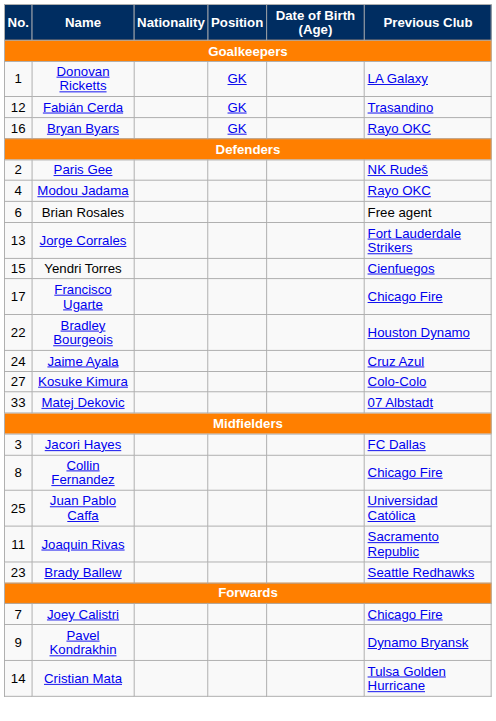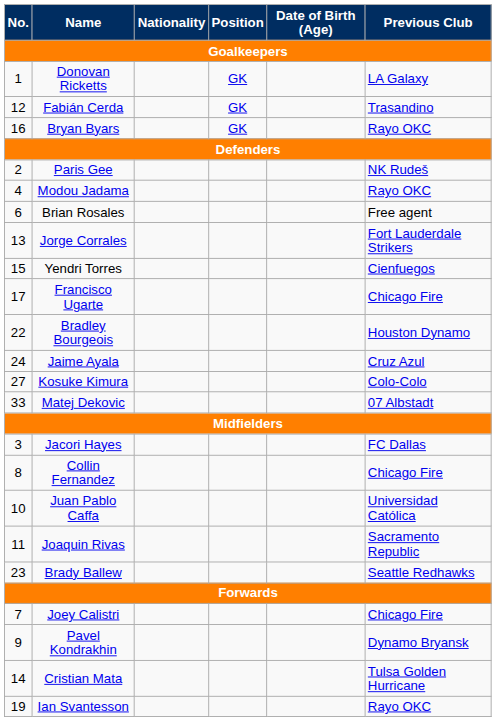(18, 509) 25 -> (18, 509) 10
+ row: (83, 707)
